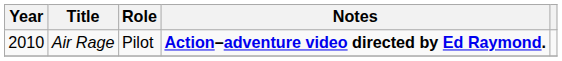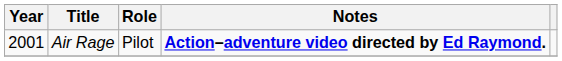(26, 42) 2010 -> (26, 42) 2001
